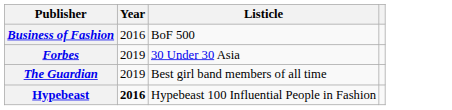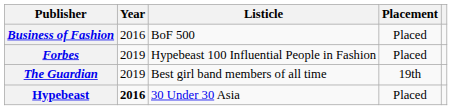+ column: (410, 14)
(195, 54) 30 Under 30 Asia -> (264, 54) Hypebeast 100 Influential People in Fashion
(264, 94) Hypebeast 100 Influential People in Fashion -> (195, 94) 30 Under 30 Asia
